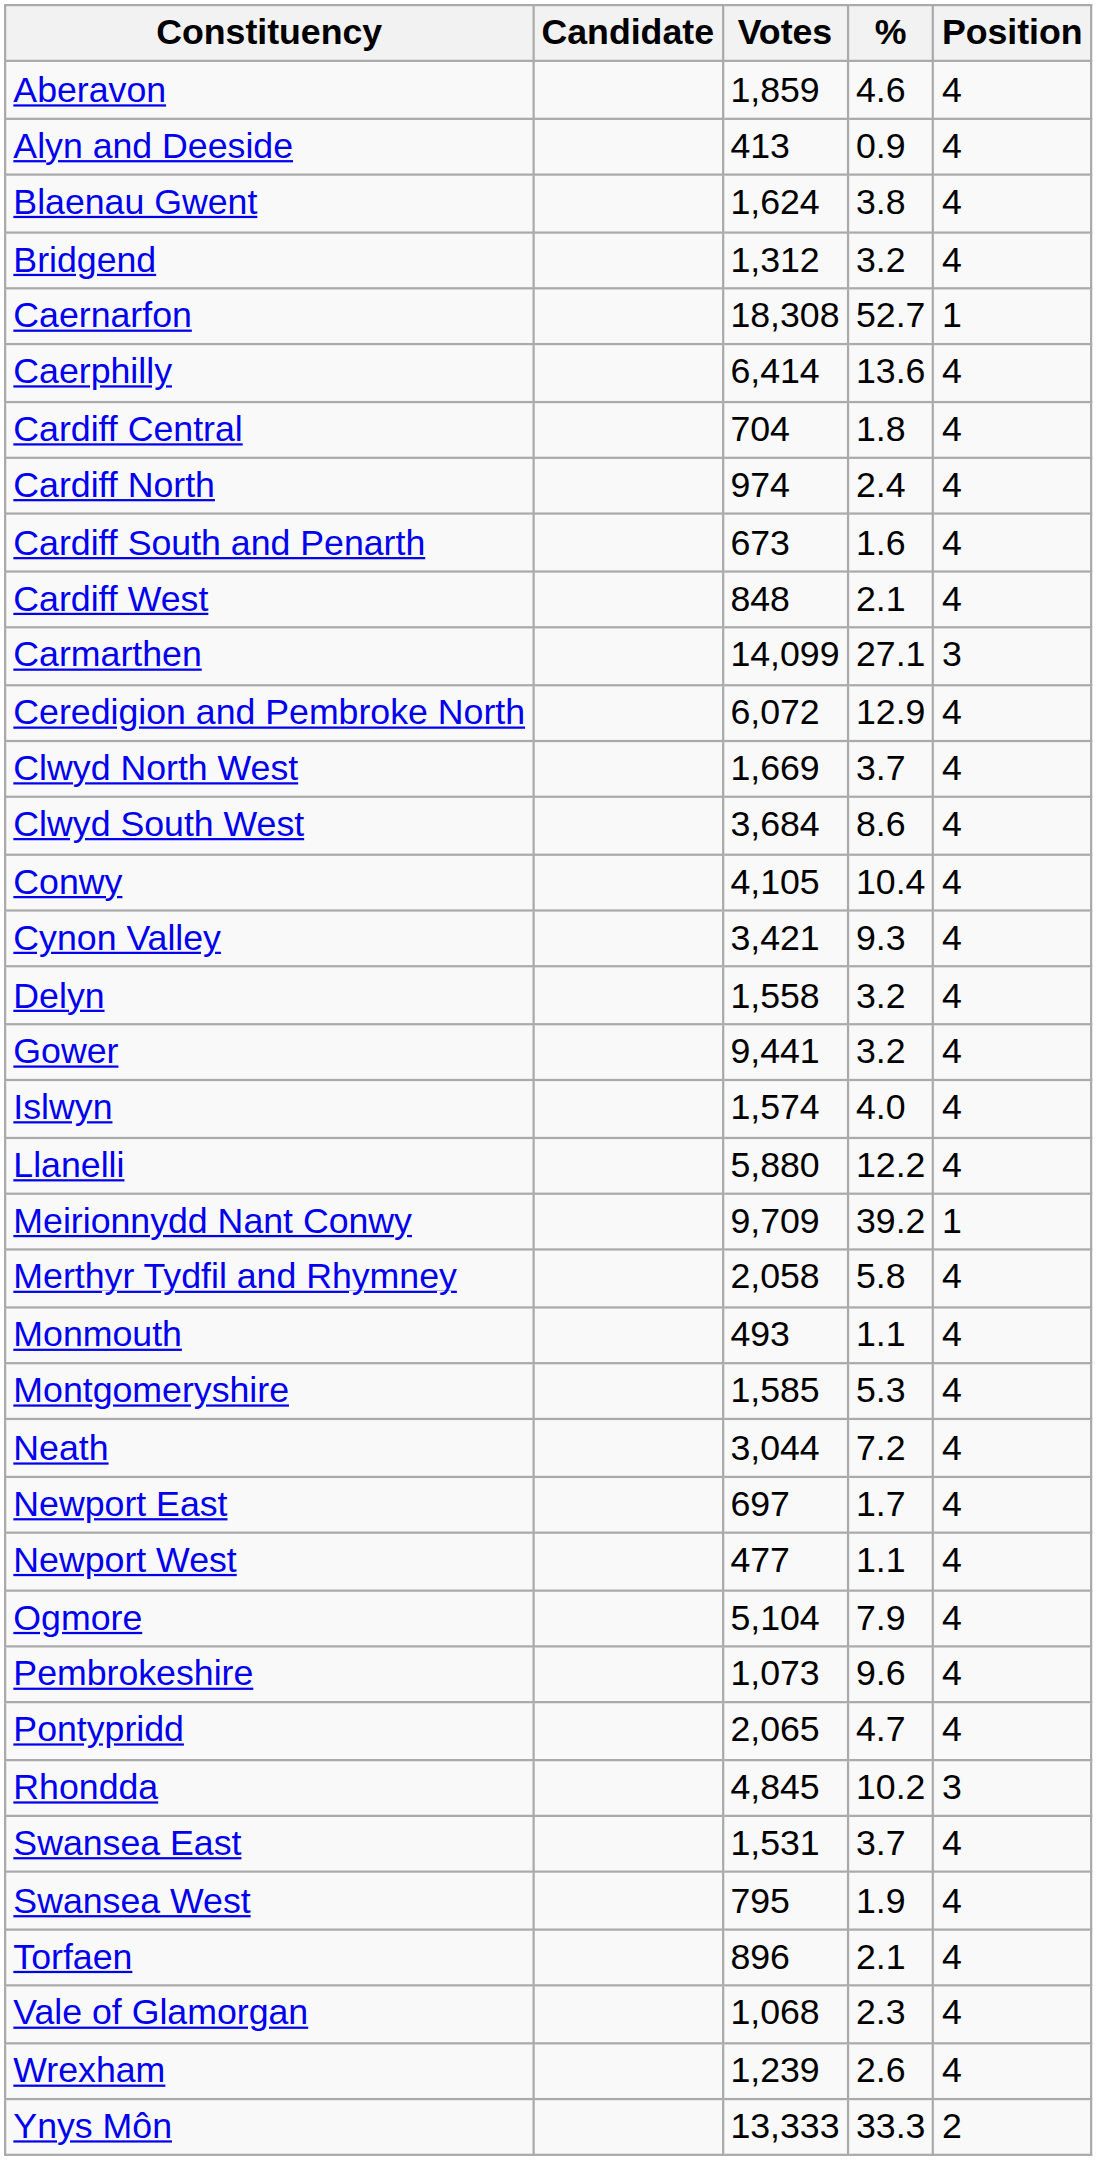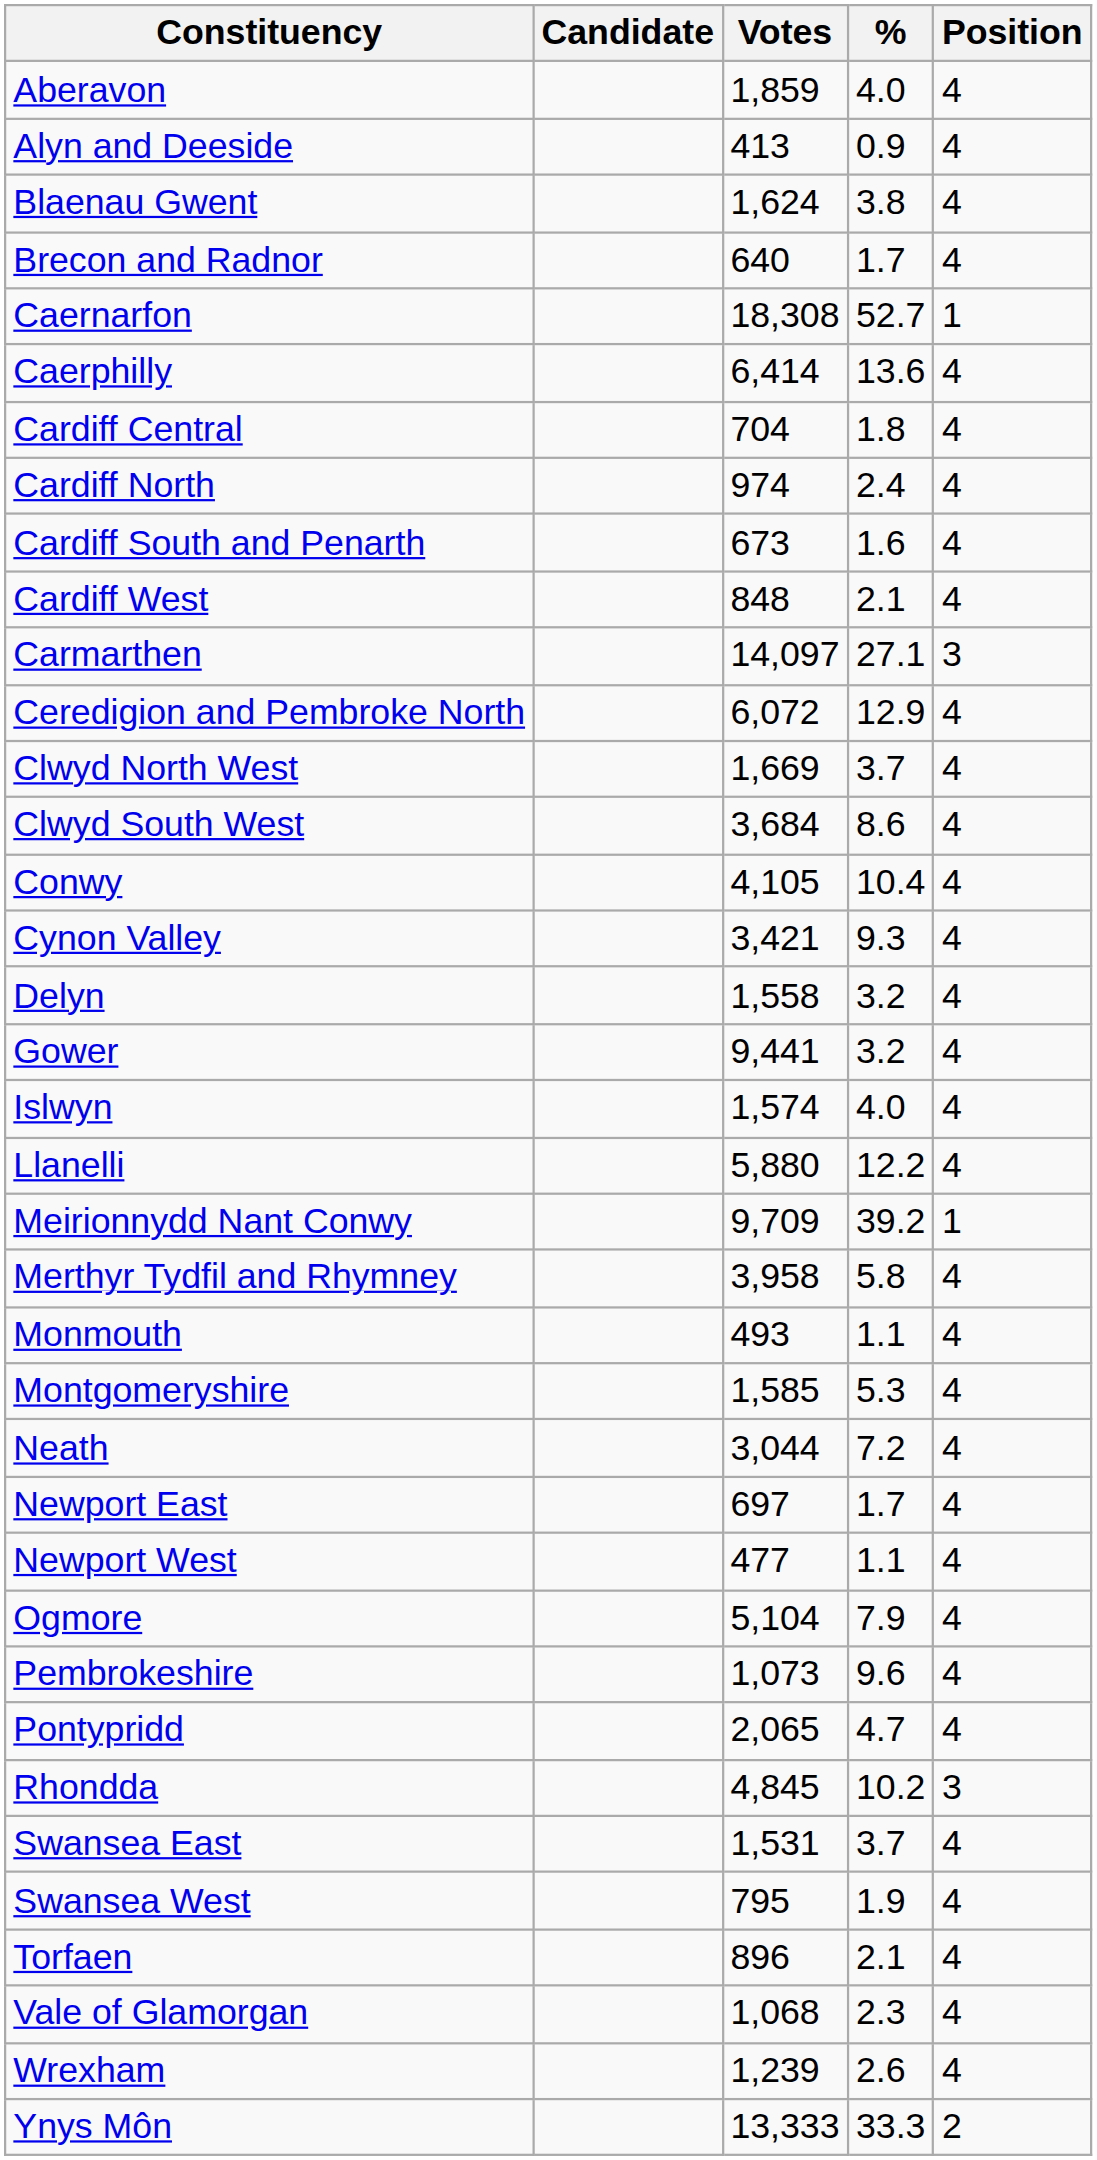(881, 89) 4.6 -> (881, 89) 4.0
+ row: (168, 259)
- row: (85, 259)
(785, 655) 14,099 -> (785, 655) 14,097
(775, 1277) 2,058 -> (775, 1277) 3,958
